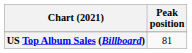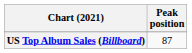(167, 40) 81 -> (167, 40) 87
